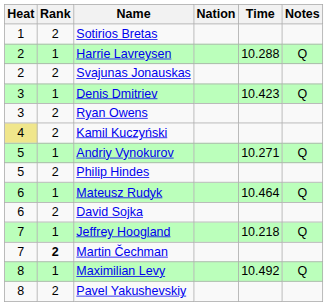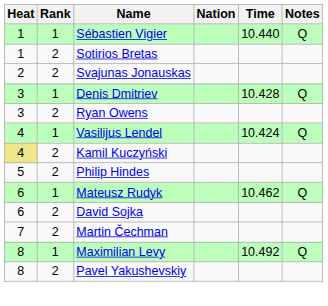+ row: (122, 34)
- row: (124, 53)
(260, 93) 10.423 -> (260, 93) 10.428
+ row: (119, 133)
- row: (125, 152)
(260, 192) 10.464 -> (260, 192) 10.462
- row: (123, 232)
(55, 251) bold -> (55, 232) normal
